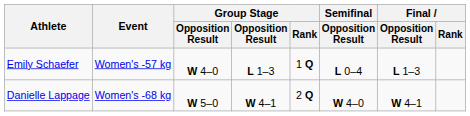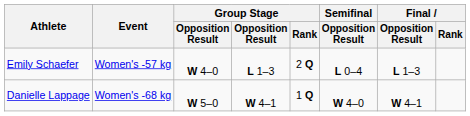(305, 64) 1 Q -> (305, 64) 2 Q
(305, 96) 2 Q -> (305, 96) 1 Q
